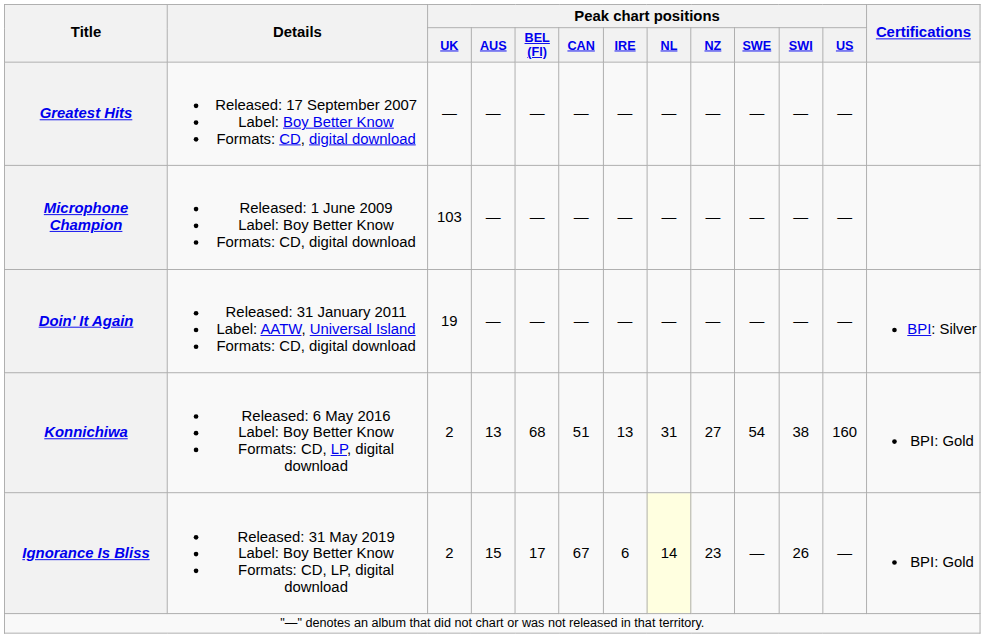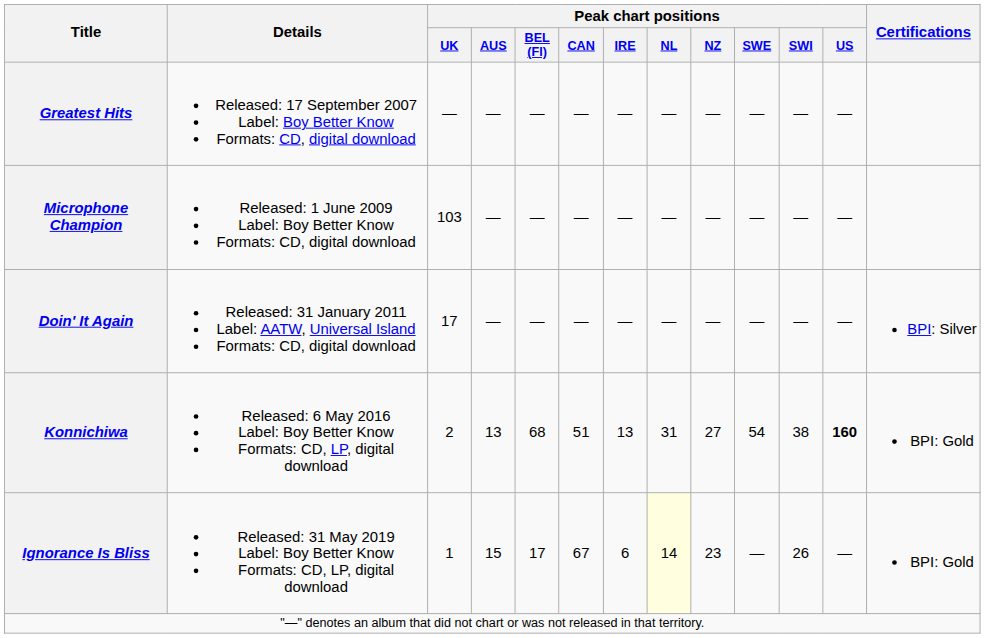(449, 320) 19 -> (449, 320) 17
(845, 432) normal -> (845, 432) bold
(449, 553) 2 -> (449, 553) 1
